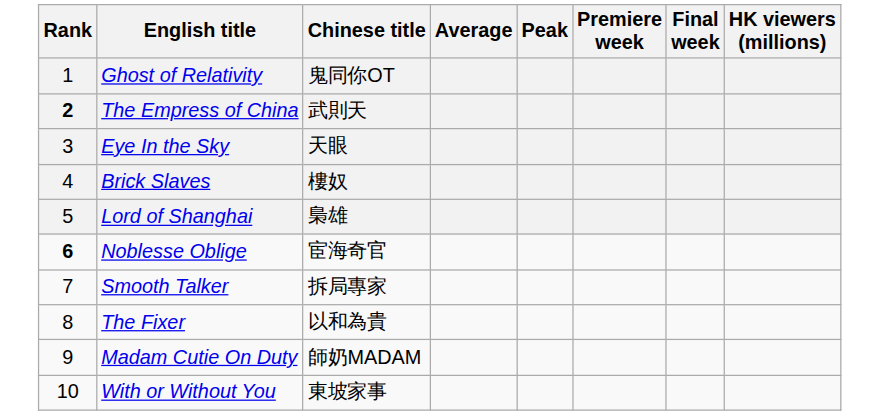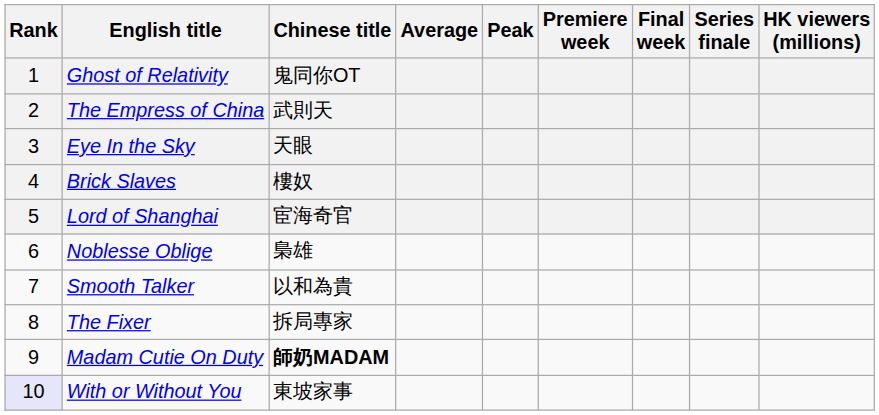+ column: (724, 31)
(68, 111) bold -> (33, 111) normal
(328, 215) 梟雄 -> (313, 215) 宦海奇官
(68, 251) bold -> (33, 251) normal
(347, 251) 宦海奇官 -> (293, 251) 梟雄
(347, 286) 拆局專家 -> (313, 286) 以和為貴
(347, 321) 以和為貴 -> (313, 321) 拆局專家
(365, 356) normal -> (331, 356) bold
(68, 392) no background -> (33, 392) lavender background
